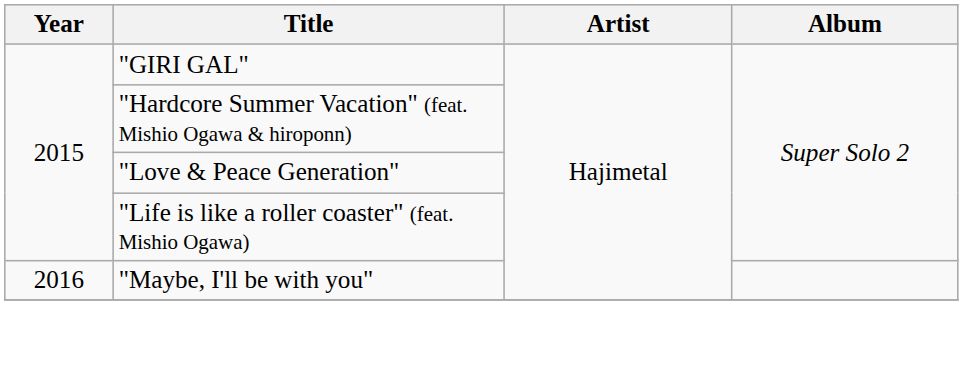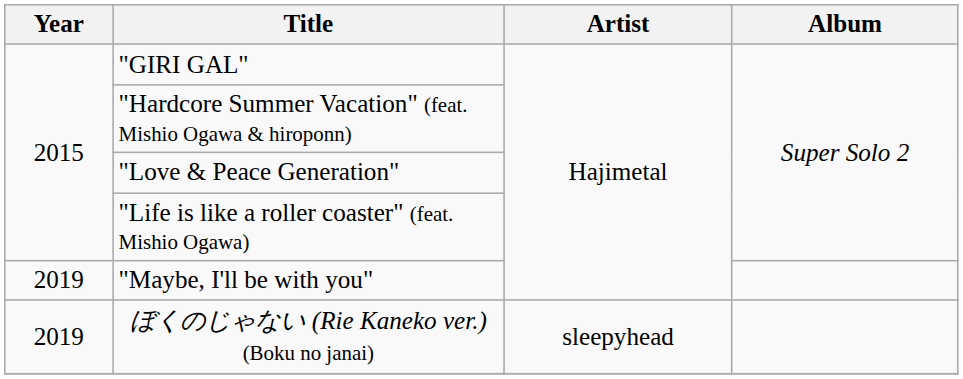(59, 280) 2016 -> (59, 280) 2019
+ row: (308, 337)
